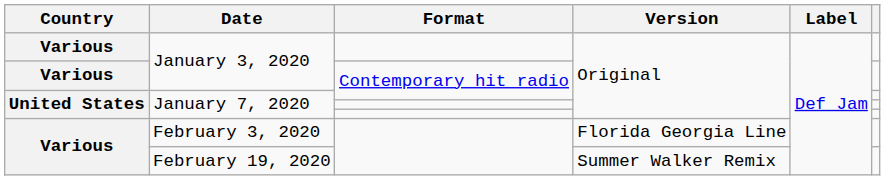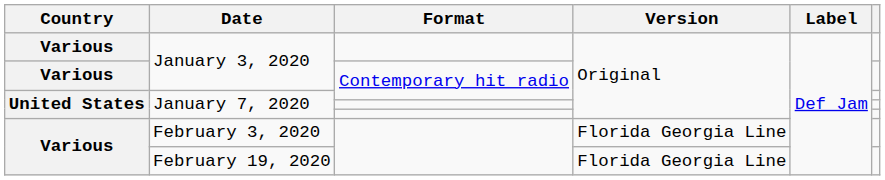(677, 161) Summer Walker Remix -> (682, 161) Florida Georgia Line
